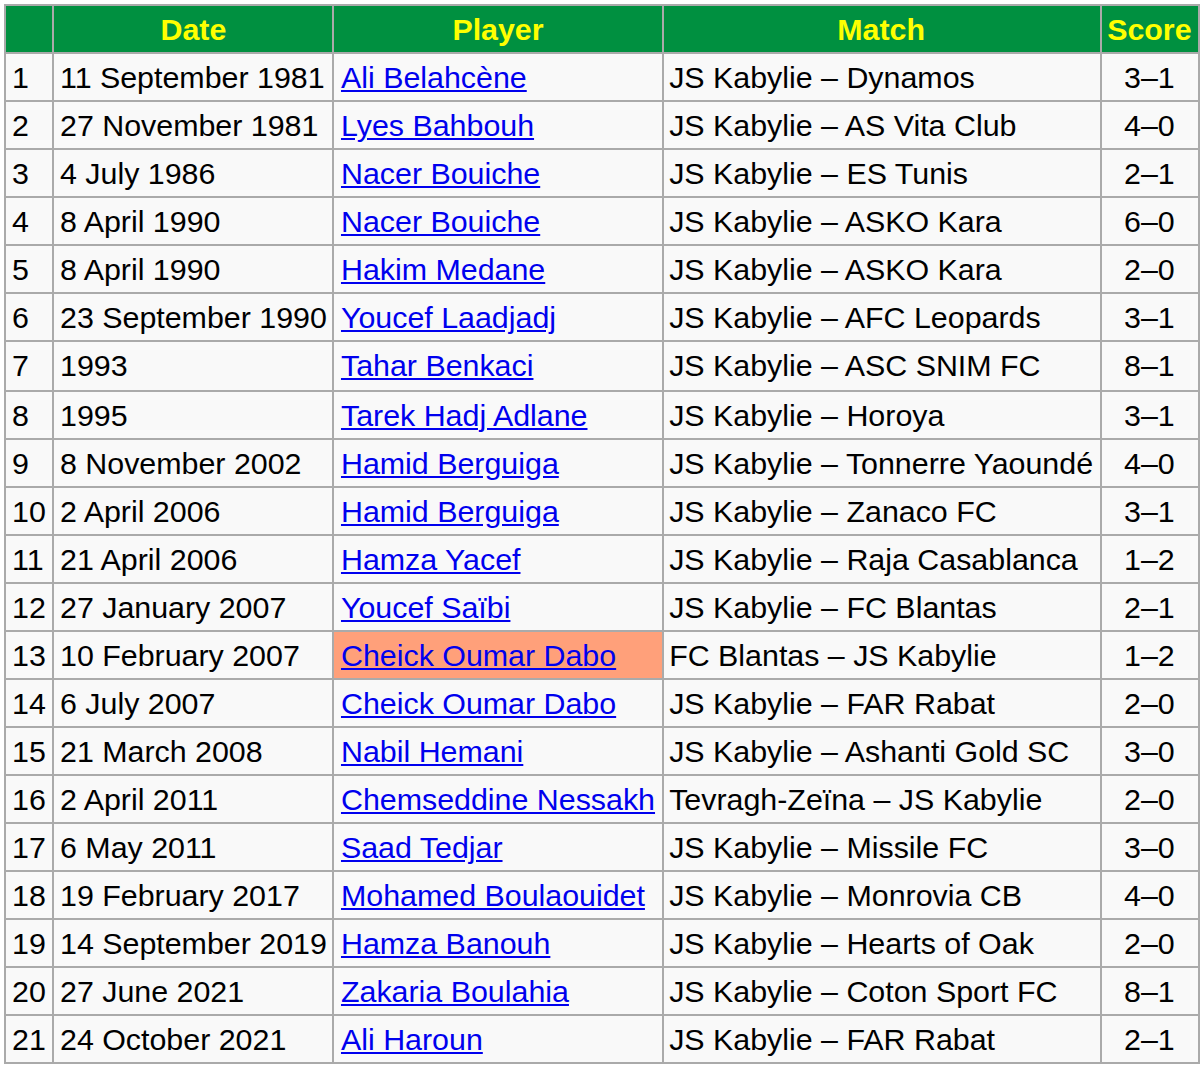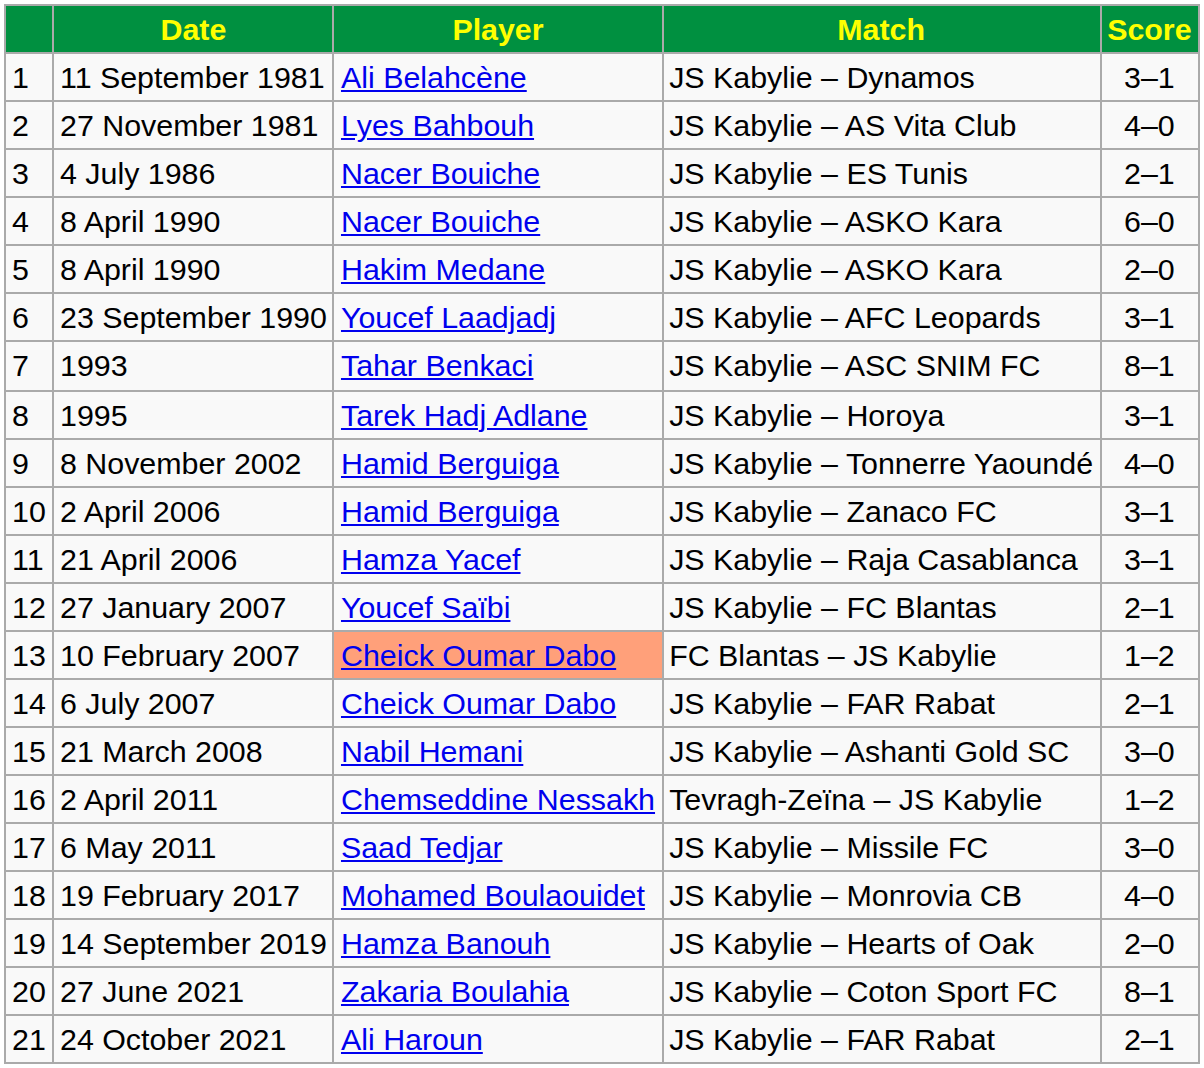(1149, 559) 1–2 -> (1149, 559) 3–1
(1149, 703) 2–0 -> (1149, 703) 2–1
(1149, 799) 2–0 -> (1149, 799) 1–2
